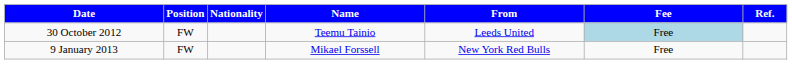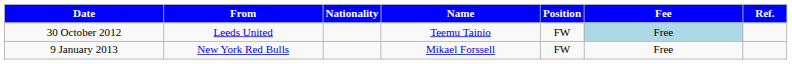columns swapped: (185, 14) <-> (504, 14)
